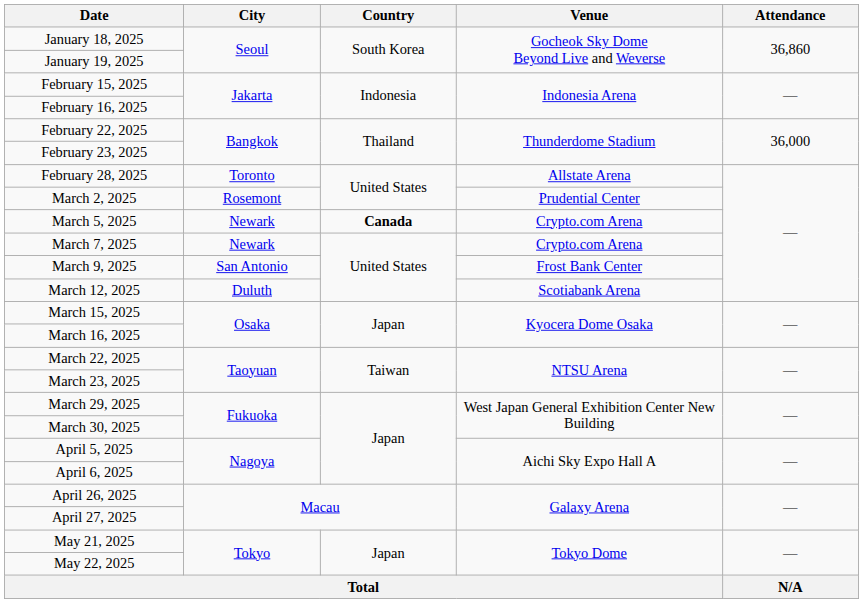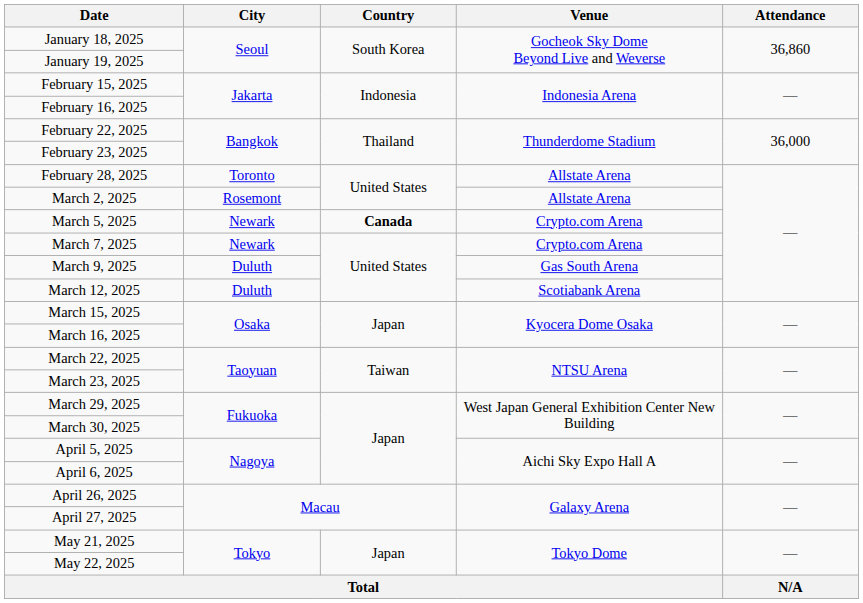(589, 198) Prudential Center -> (589, 198) Allstate Arena
(252, 267) San Antonio -> (252, 267) Duluth
(589, 267) Frost Bank Center -> (589, 267) Gas South Arena
